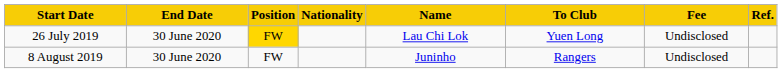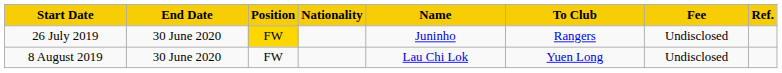(435, 36) Lau Chi Lok -> (435, 36) Juninho
(575, 36) Yuen Long -> (575, 36) Rangers
(435, 57) Juninho -> (435, 57) Lau Chi Lok
(575, 57) Rangers -> (575, 57) Yuen Long
